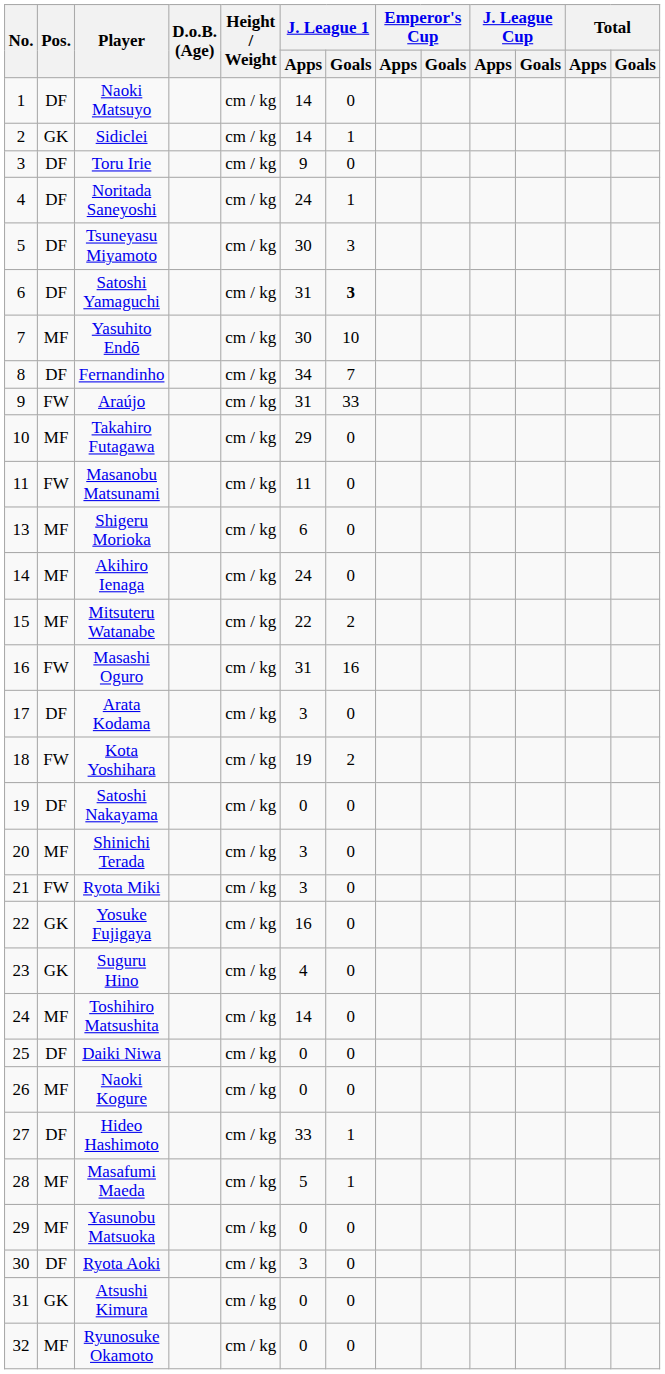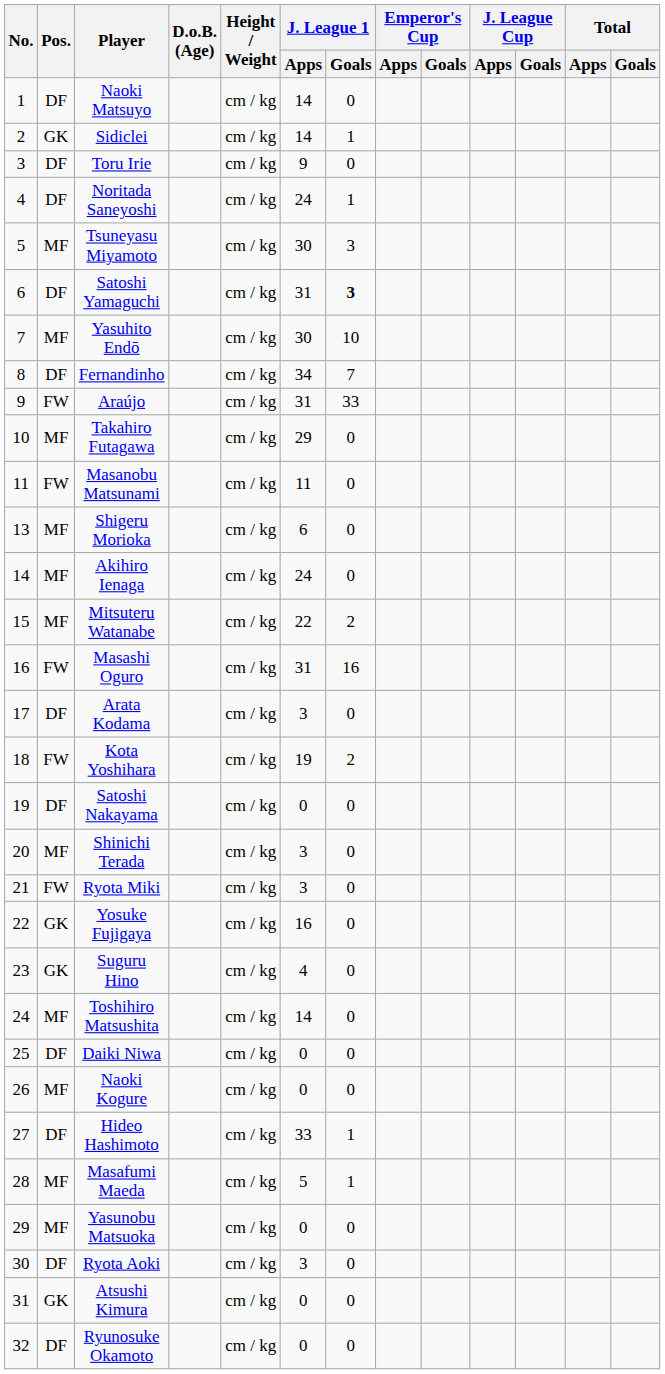(56, 246) DF -> (56, 246) MF
(56, 1346) MF -> (56, 1346) DF
